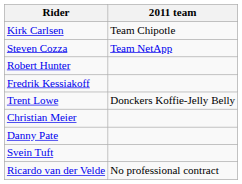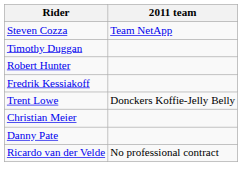- row: (35, 30)
+ row: (45, 48)
- row: (30, 153)
